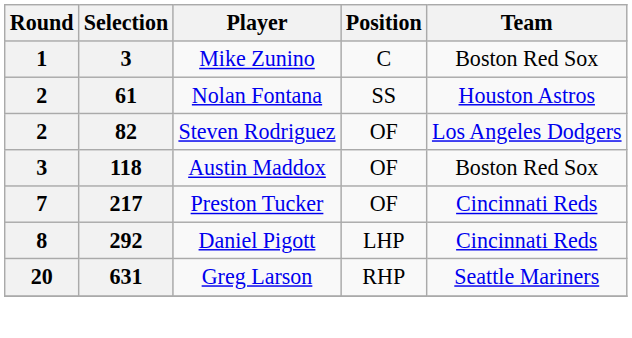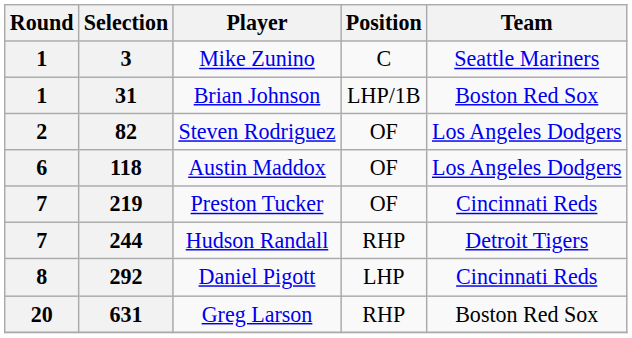(527, 59) Boston Red Sox -> (527, 59) Seattle Mariners
+ row: (257, 95)
- row: (257, 95)
(42, 168) 3 -> (42, 168) 6
(527, 168) Boston Red Sox -> (527, 168) Los Angeles Dodgers
(126, 204) 217 -> (126, 204) 219
+ row: (257, 240)
(527, 277) Seattle Mariners -> (527, 313) Boston Red Sox
